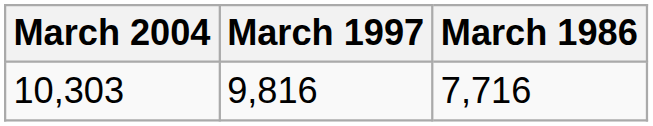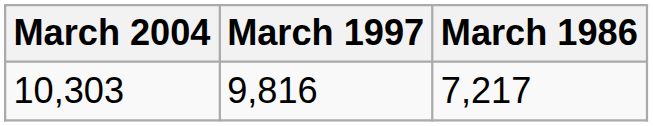(486, 90) 7,716 -> (486, 90) 7,217
